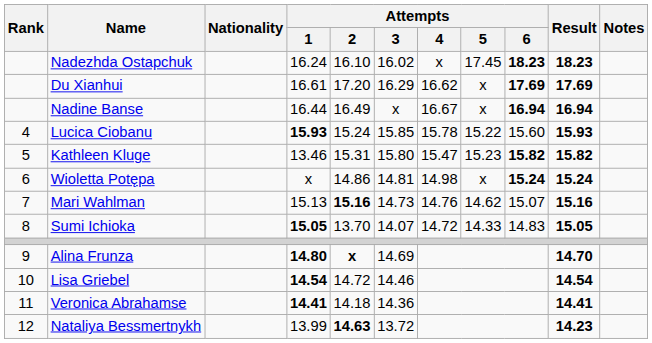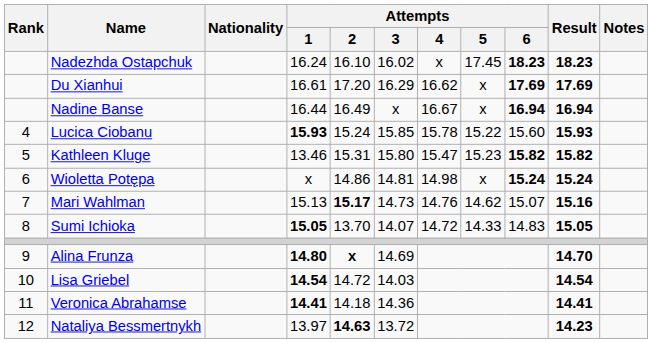(352, 202) 15.16 -> (352, 202) 15.17
(396, 279) 14.46 -> (396, 279) 14.03
(308, 326) 13.99 -> (308, 326) 13.97
